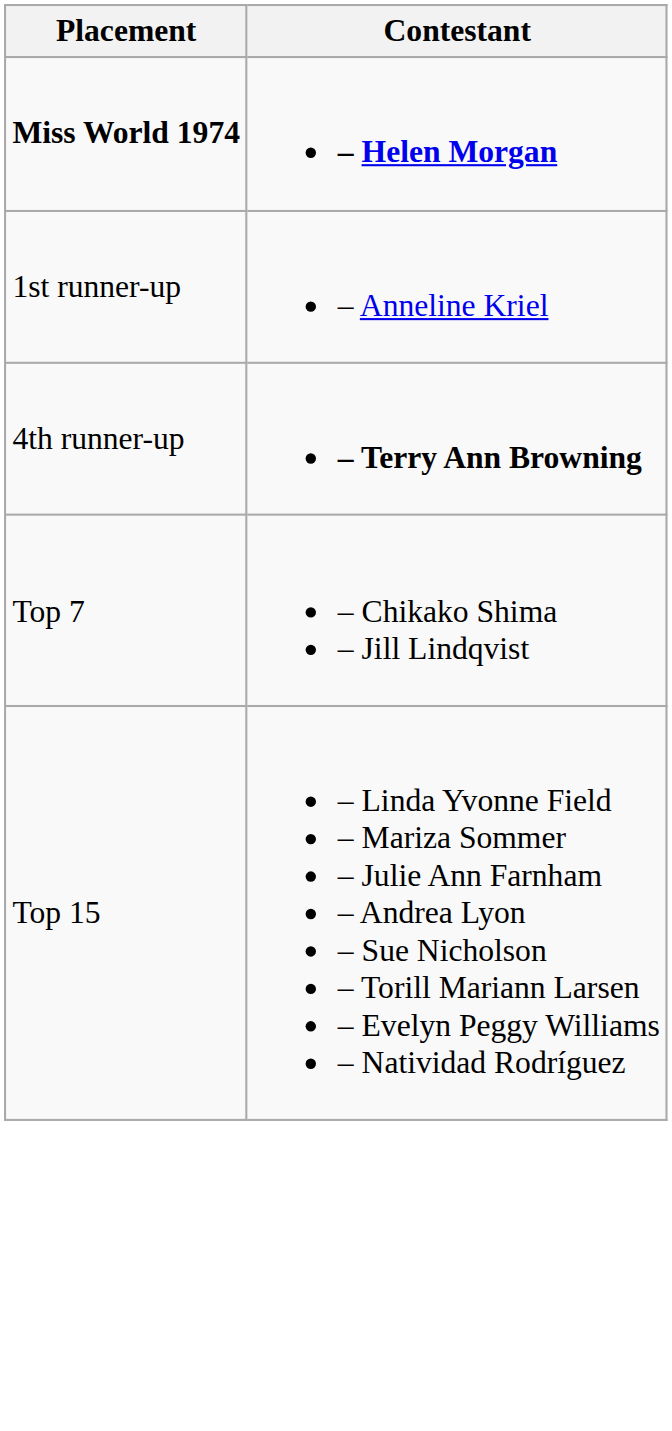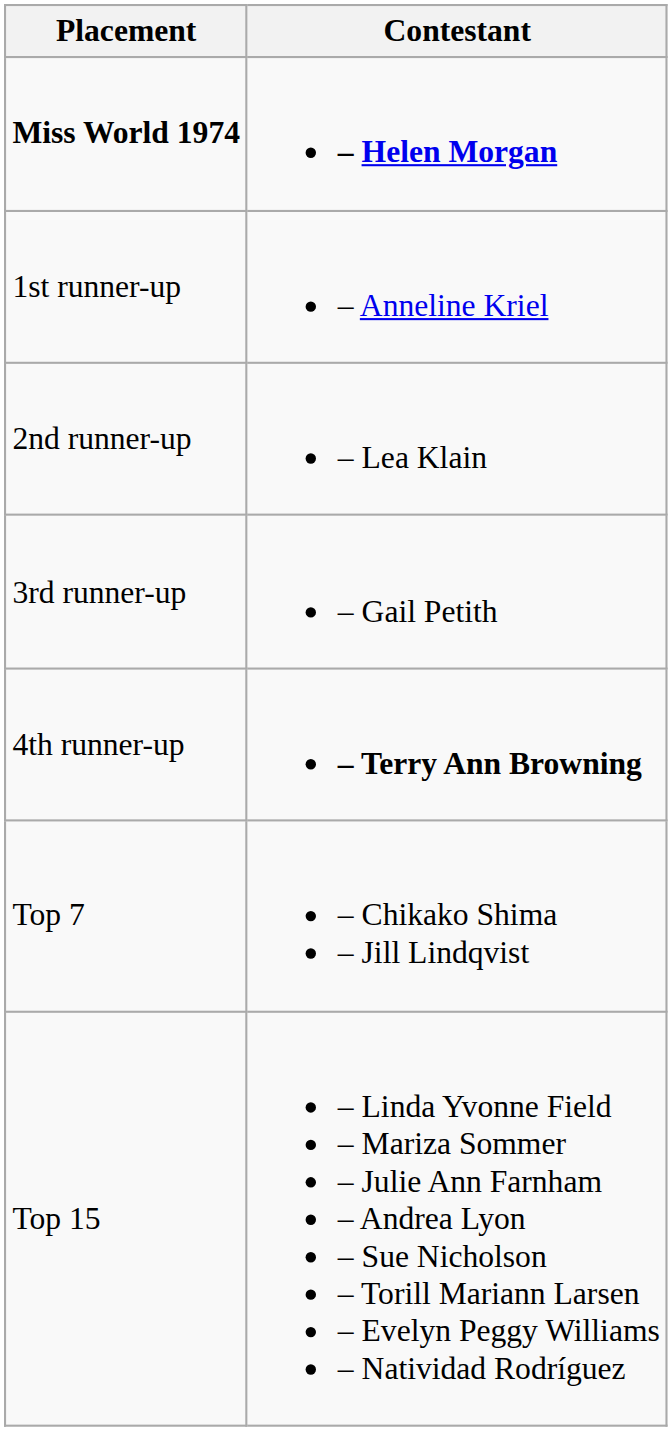+ row: (102, 438)
+ row: (99, 591)
